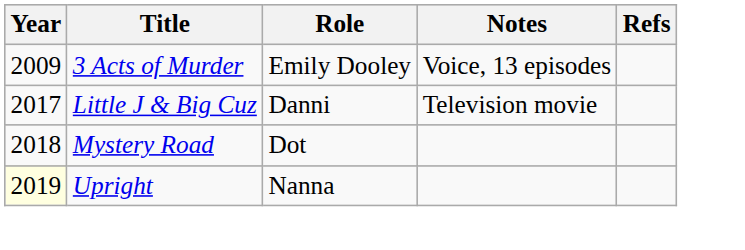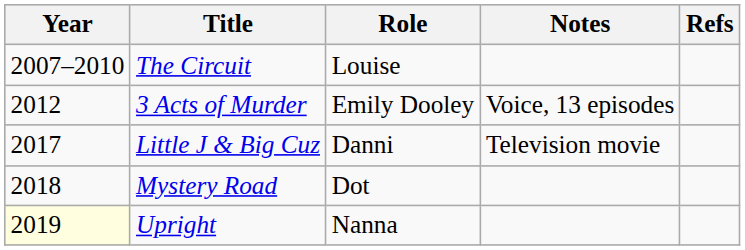+ row: (194, 64)
(36, 64) 2009 -> (36, 104) 2012
